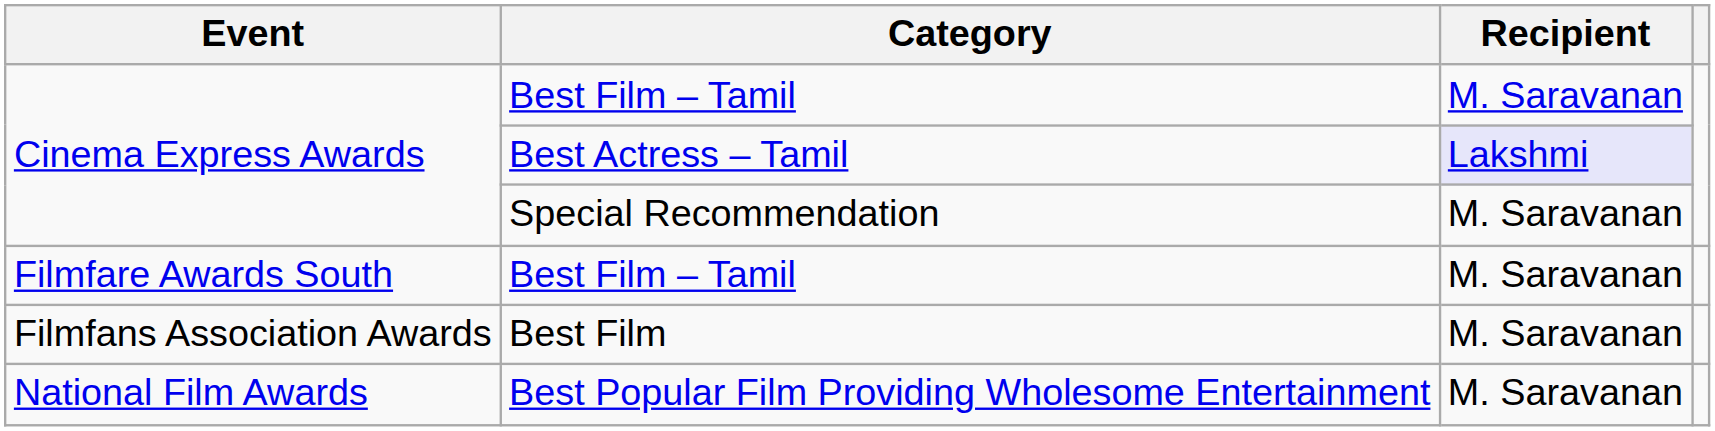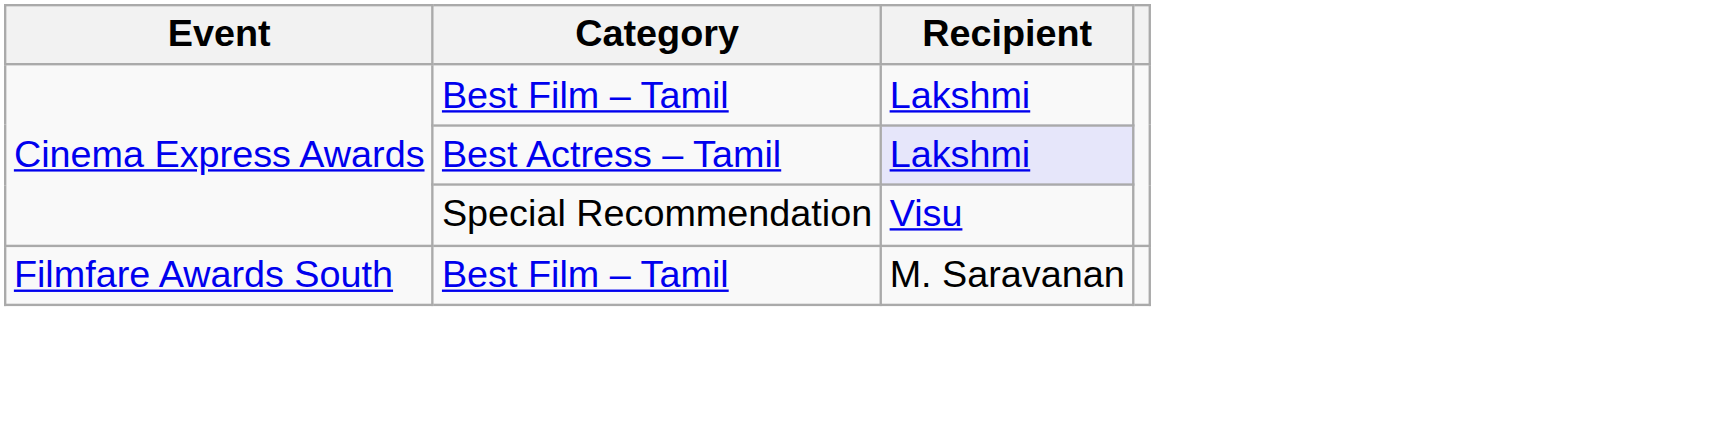(1565, 94) M. Saravanan -> (960, 94) Lakshmi
(1565, 214) M. Saravanan -> (926, 214) Visu
- row: (253, 333)
- row: (191, 393)
